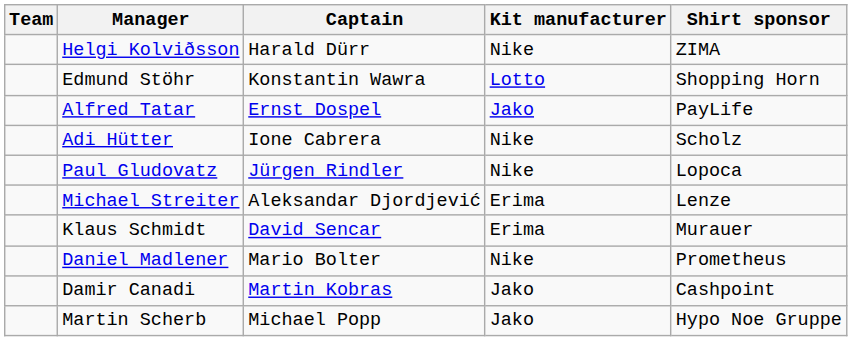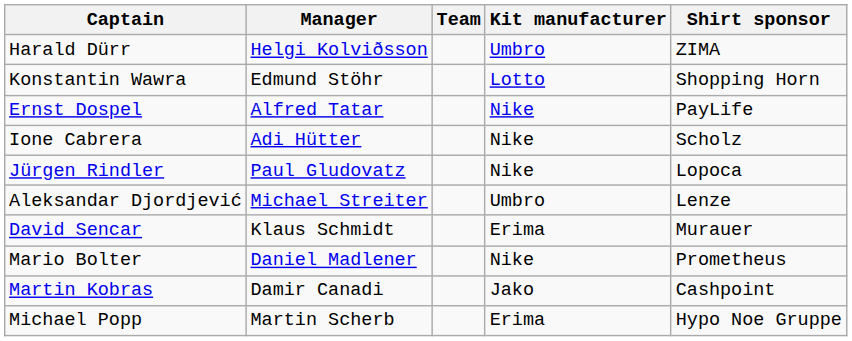columns swapped: (31, 20) <-> (365, 20)
(512, 50) Nike -> (517, 50) Umbro
(512, 110) Jako -> (512, 110) Nike
(517, 200) Erima -> (517, 200) Umbro
(512, 321) Jako -> (517, 321) Erima
